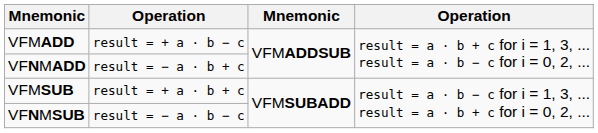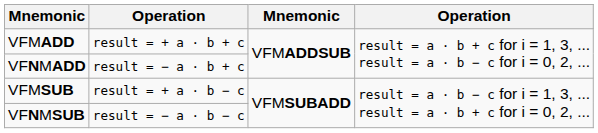(169, 42) result = + a · b − c -> (169, 42) result = + a · b + c
(169, 91) result = + a · b + c -> (169, 91) result = + a · b − c
